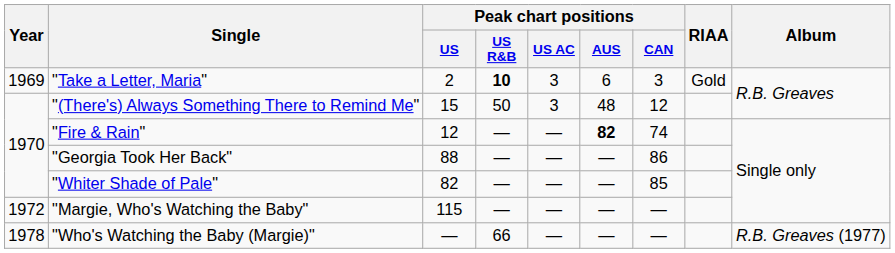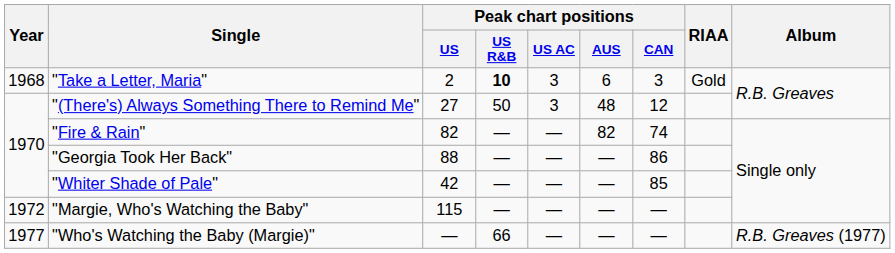(26, 80) 1969 -> (26, 80) 1968
(449, 106) 15 -> (449, 106) 27
(449, 132) 12 -> (449, 132) 82
(606, 132) bold -> (606, 132) normal
(449, 183) 82 -> (449, 183) 42
(26, 235) 1978 -> (26, 235) 1977
